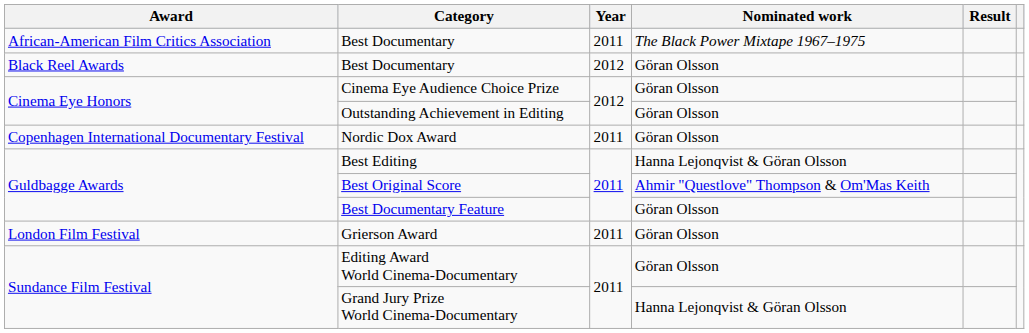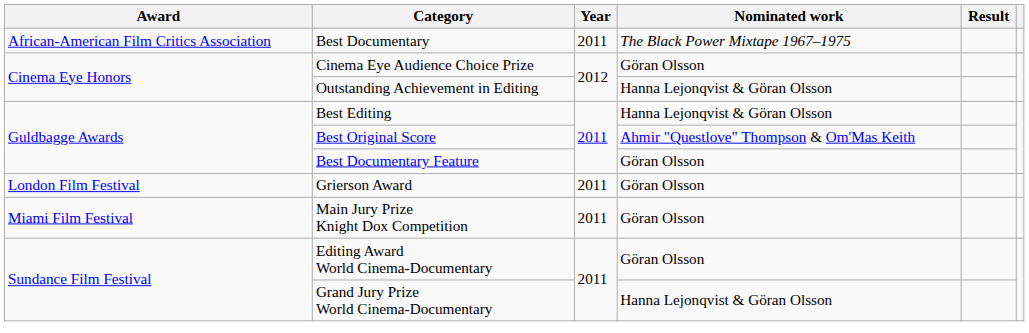- row: (66, 64)
(677, 112) Göran Olsson -> (726, 88) Hanna Lejonqvist & Göran Olsson
- row: (156, 137)
+ row: (70, 217)
